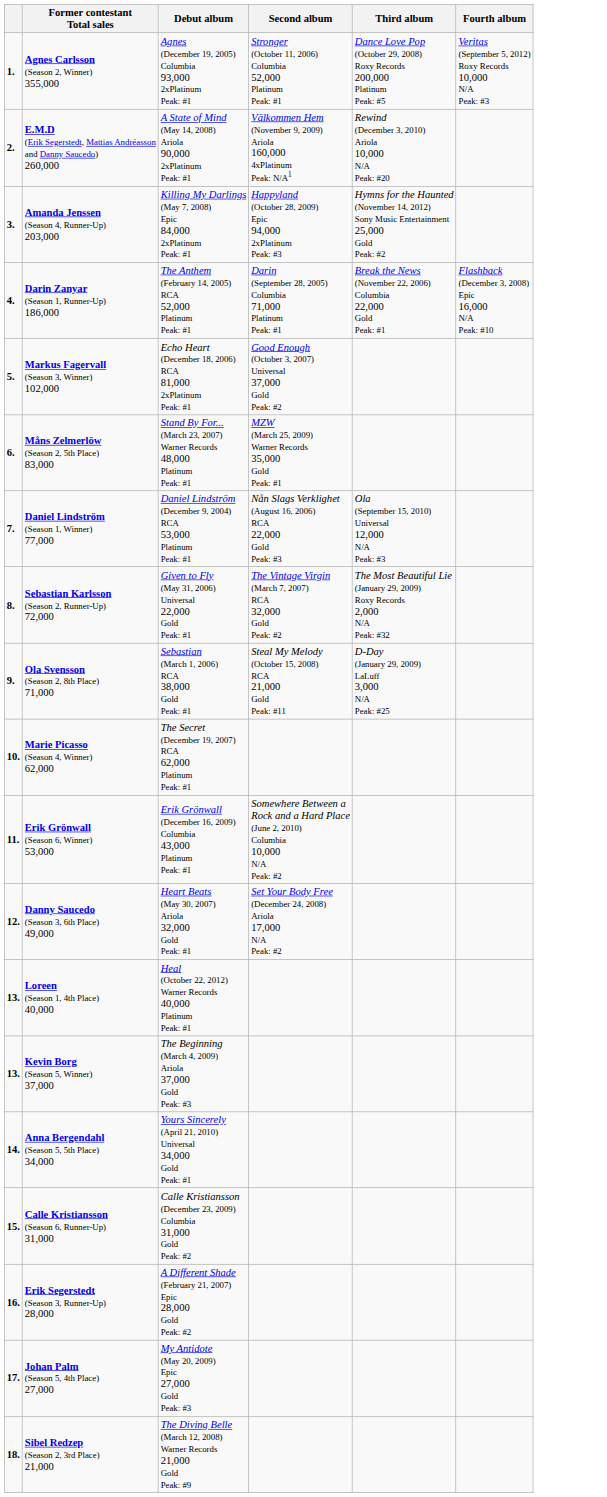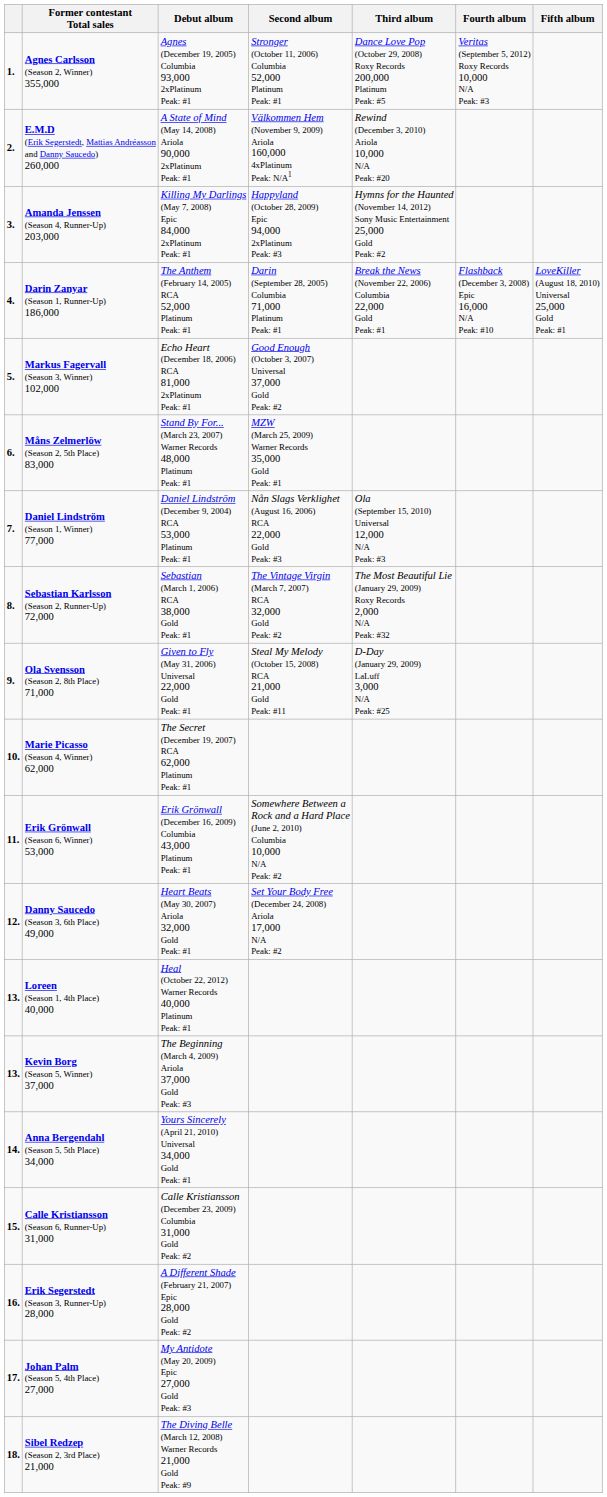+ column: (568, 18)
(188, 605) Given to Fly (May 31, 2006) Universal 22,000 Gold Peak: #1 -> (189, 605) Sebastian (March 1, 2006) RCA 38,000 Gold Peak: #1
(189, 681) Sebastian (March 1, 2006) RCA 38,000 Gold Peak: #1 -> (188, 681) Given to Fly (May 31, 2006) Universal 22,000 Gold Peak: #1
